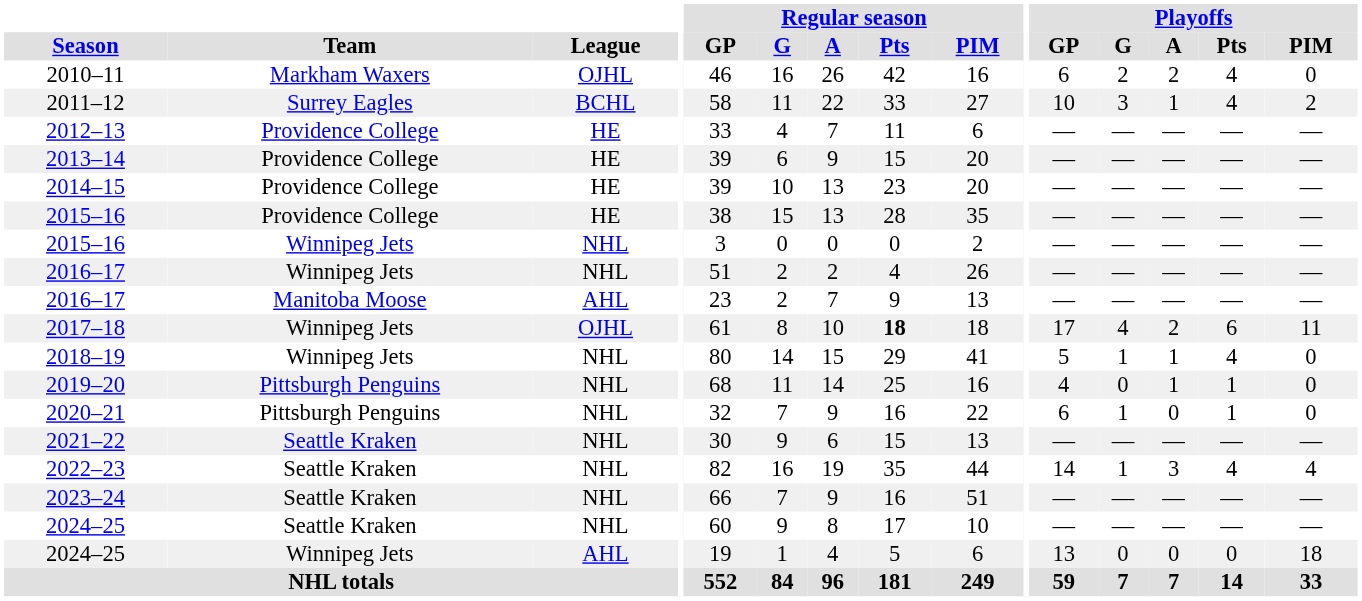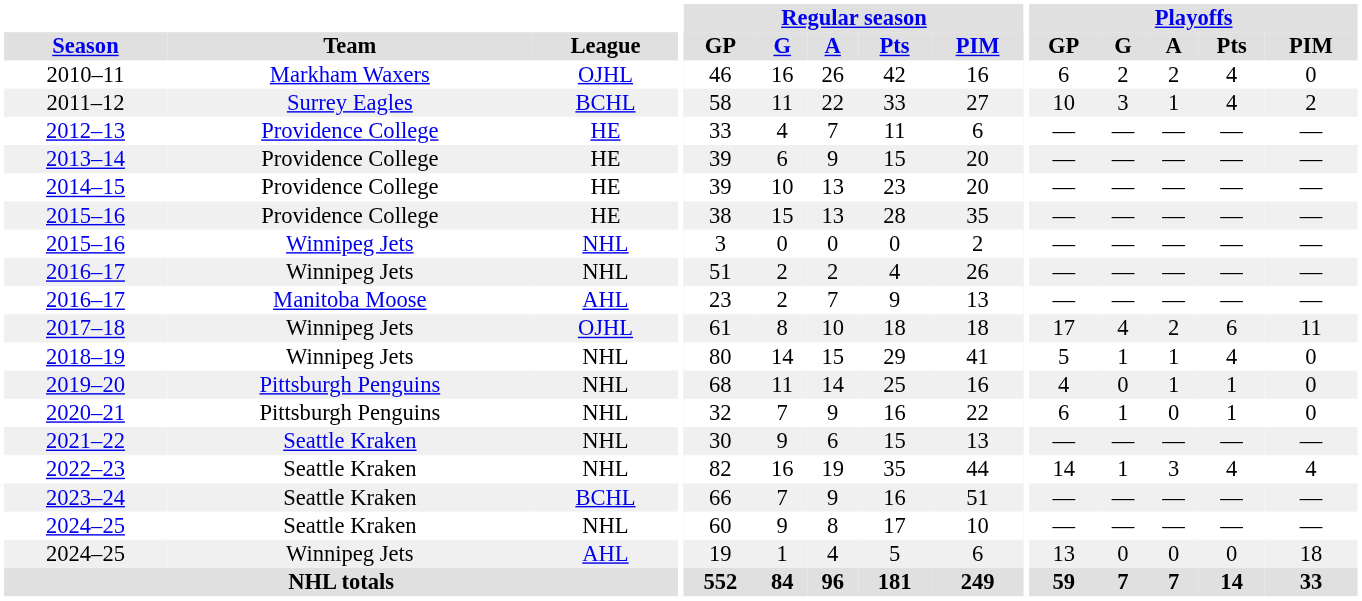(895, 328) bold -> (895, 328) normal
(605, 497) NHL -> (605, 497) BCHL
